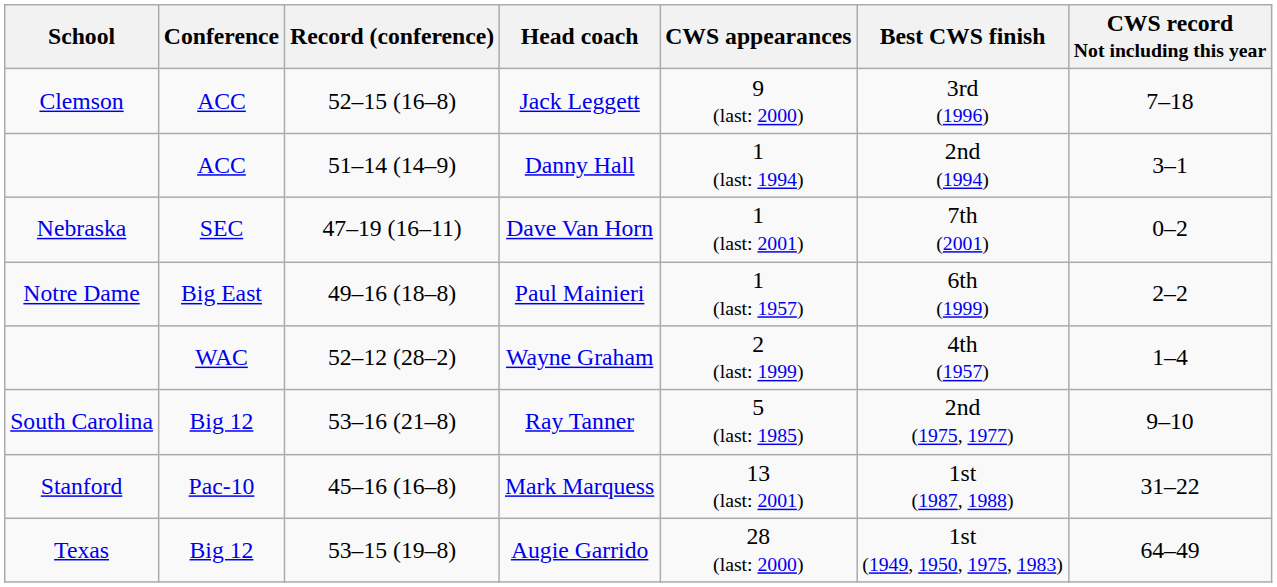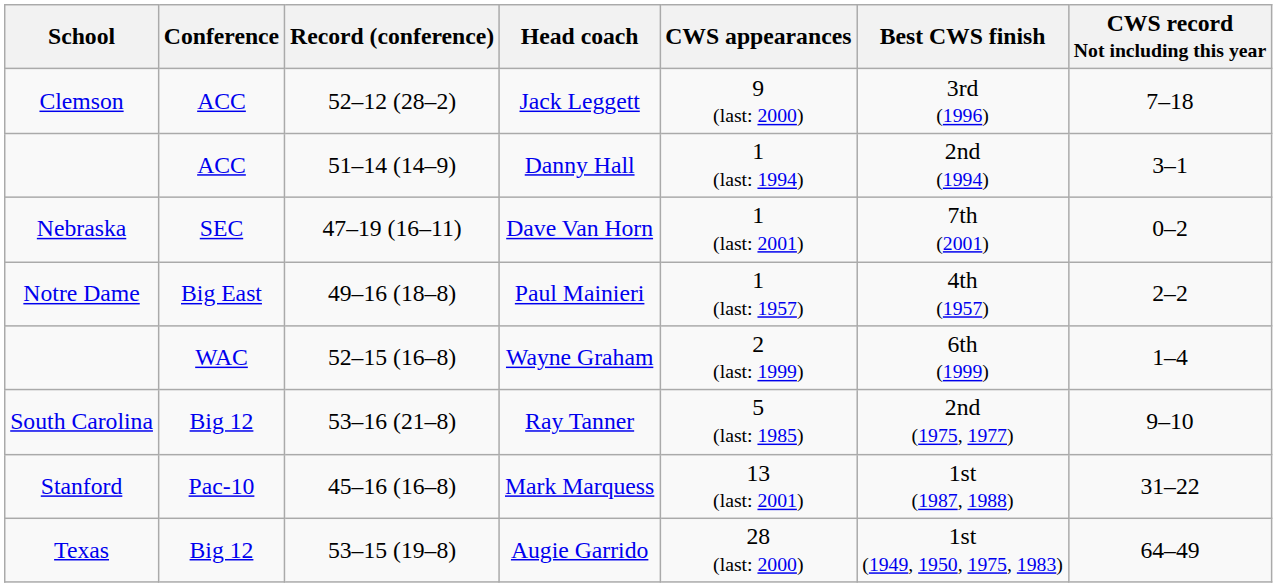(392, 100) 52–15 (16–8) -> (392, 100) 52–12 (28–2)
(963, 293) 6th (1999) -> (963, 293) 4th (1957)
(392, 357) 52–12 (28–2) -> (392, 357) 52–15 (16–8)
(963, 357) 4th (1957) -> (963, 357) 6th (1999)
